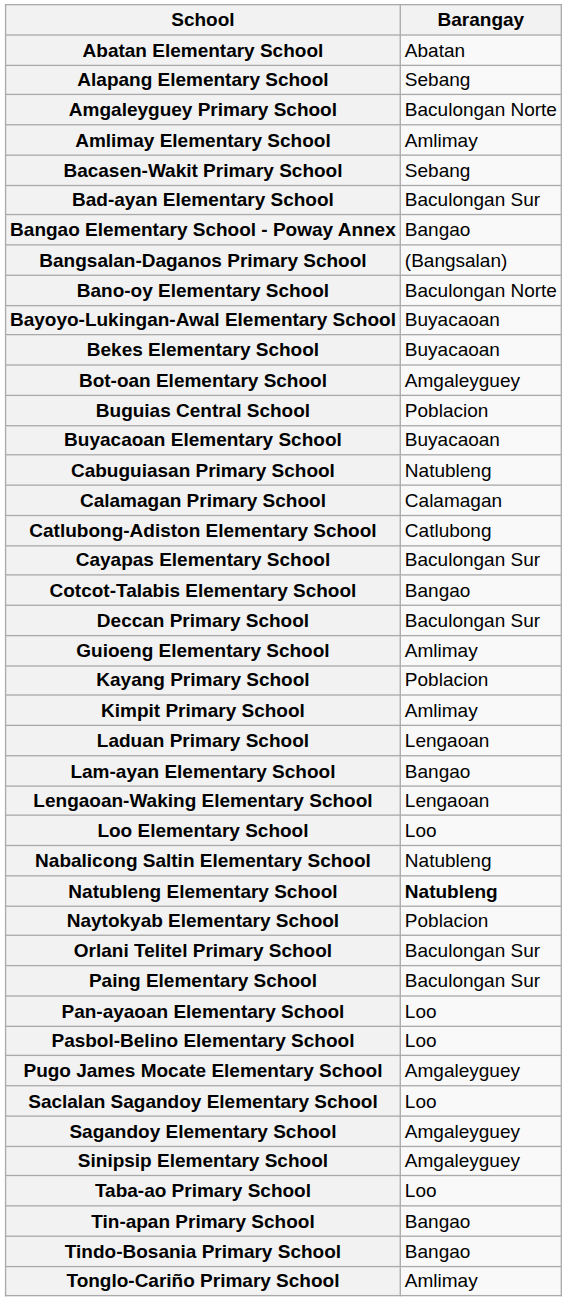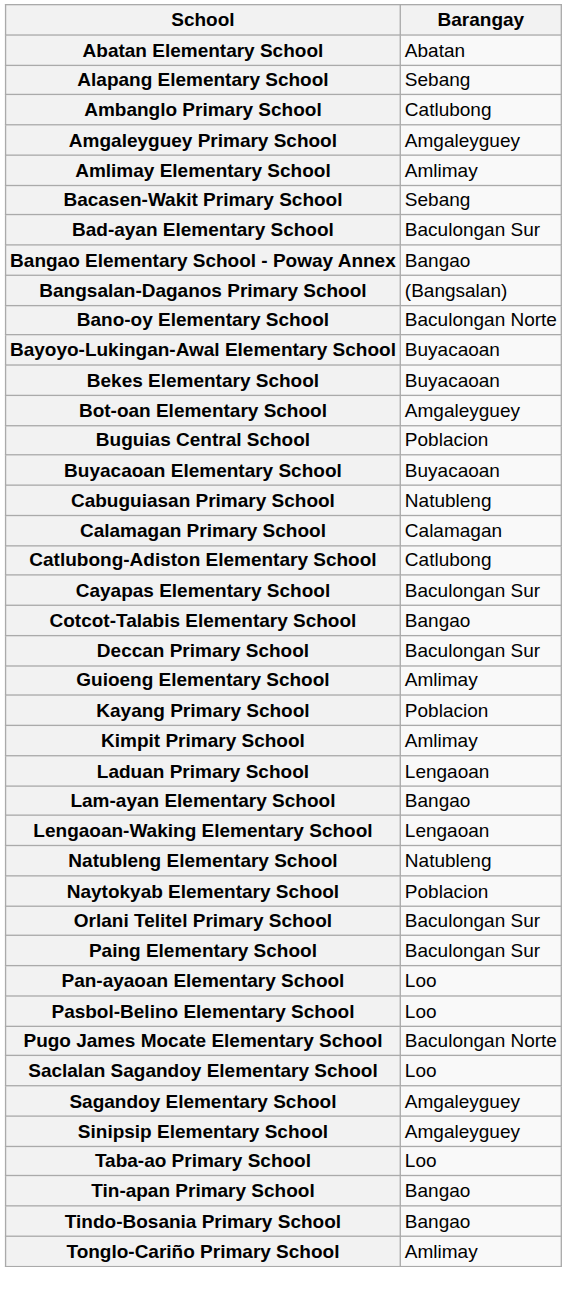+ row: (203, 110)
(481, 110) Baculongan Norte -> (462, 140) Amgaleyguey
- row: (203, 830)
- row: (203, 861)
(451, 891) bold -> (448, 861) normal
(462, 1071) Amgaleyguey -> (481, 1041) Baculongan Norte
